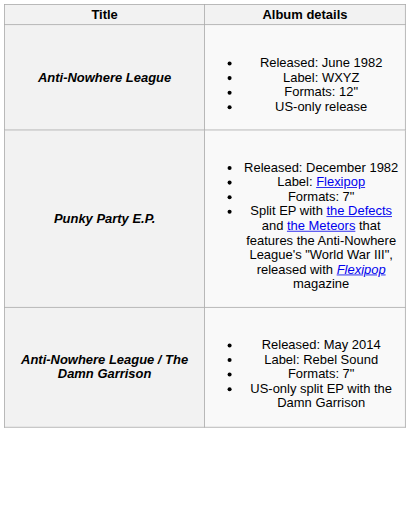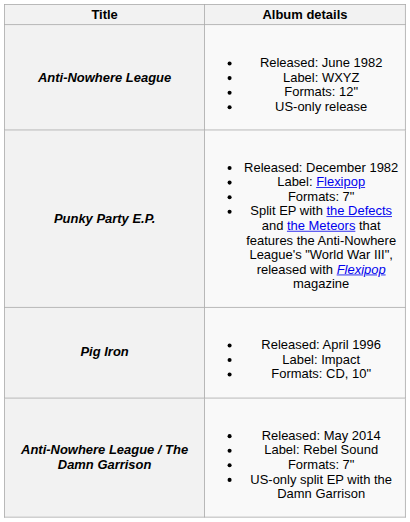+ row: (105, 352)
